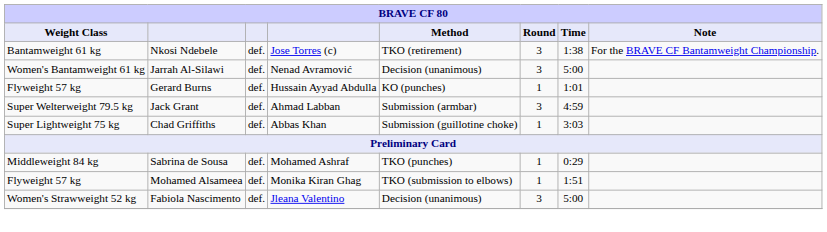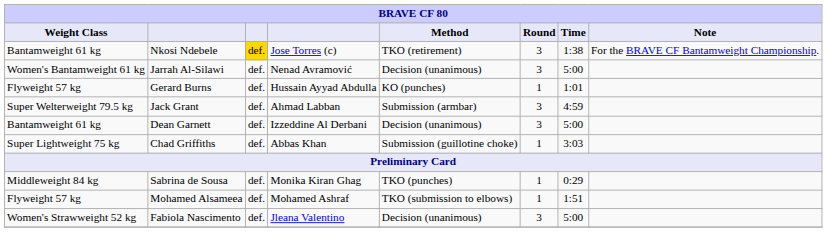(257, 50) no background -> (257, 50) gold background
+ row: (180, 124)
(310, 162) Mohamed Ashraf -> (316, 180) Monika Kiran Ghag
(316, 180) Monika Kiran Ghag -> (310, 199) Mohamed Ashraf
